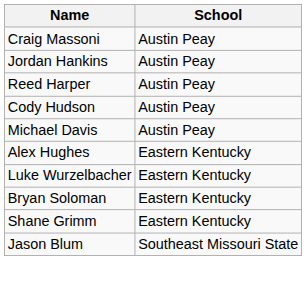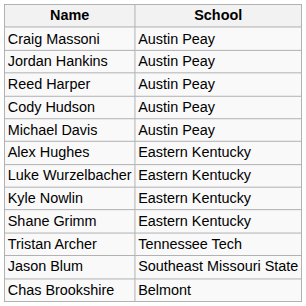+ row: (45, 198)
- row: (57, 198)
+ row: (52, 244)
+ row: (61, 289)
